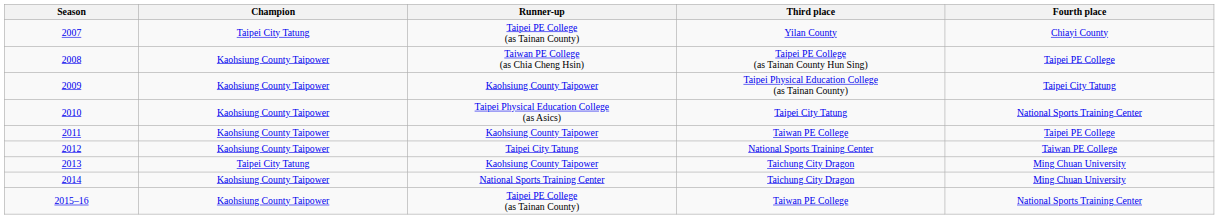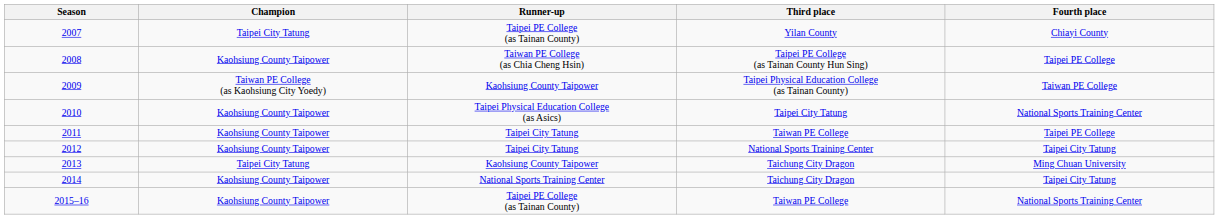(273, 86) Kaohsiung County Taipower -> (273, 86) Taiwan PE College (as Kaohsiung City Yoedy)
(1080, 86) Taipei City Tatung -> (1080, 86) Taiwan PE College
(542, 133) Kaohsiung County Taipower -> (542, 133) Taipei City Tatung
(1080, 149) Taiwan PE College -> (1080, 149) Taipei City Tatung
(1080, 179) Ming Chuan University -> (1080, 179) Taipei City Tatung
